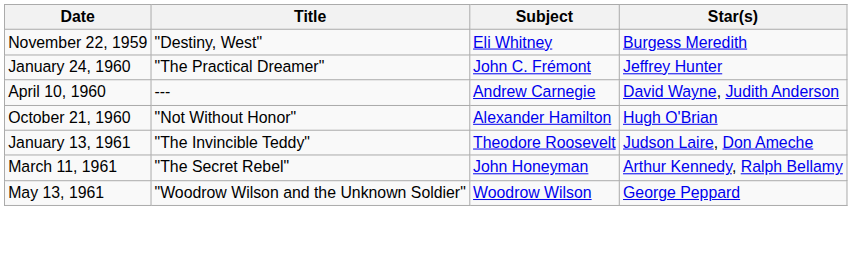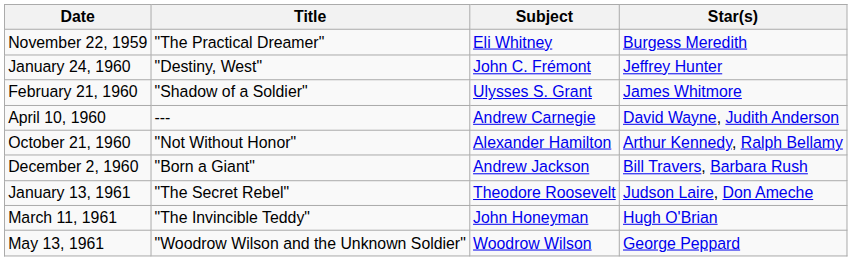(208, 42) "Destiny, West" -> (239, 42) "The Practical Dreamer"
(239, 67) "The Practical Dreamer" -> (208, 67) "Destiny, West"
+ row: (73, 92)
(670, 117) Hugh O'Brian -> (733, 142) Arthur Kennedy, Ralph Bellamy
+ row: (73, 167)
(232, 142) "The Invincible Teddy" -> (222, 192) "The Secret Rebel"
(222, 167) "The Secret Rebel" -> (232, 218) "The Invincible Teddy"
(733, 167) Arthur Kennedy, Ralph Bellamy -> (670, 218) Hugh O'Brian
